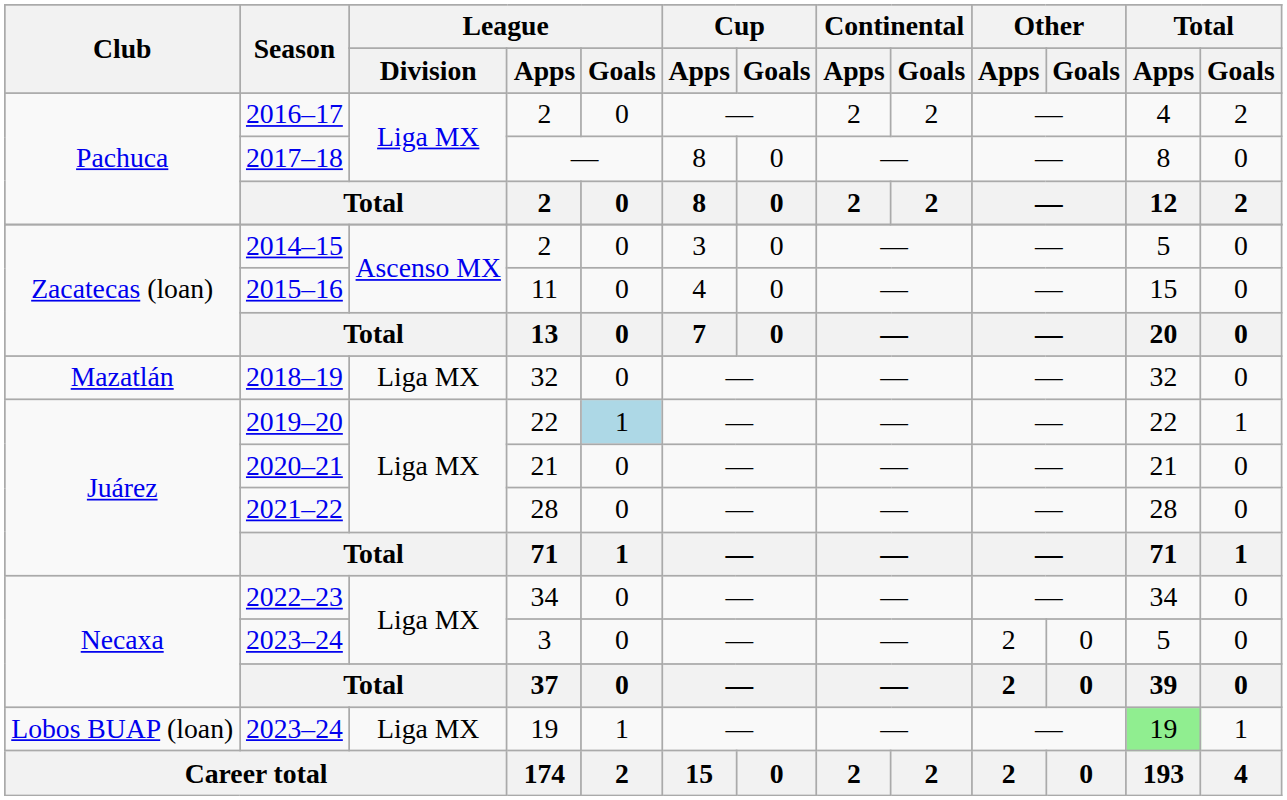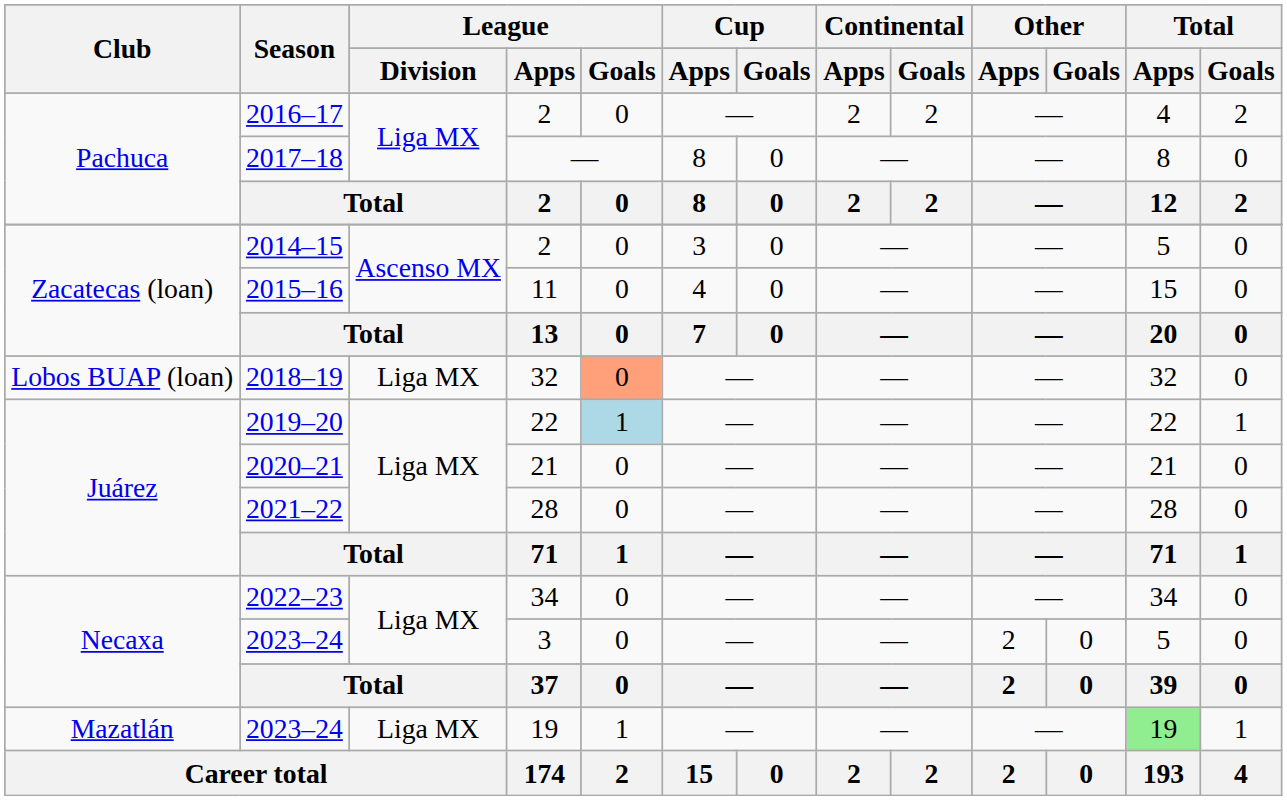(122, 377) Mazatlán -> (122, 377) Lobos BUAP (loan)
(622, 377) no background -> (622, 377) lightsalmon background
(122, 728) Lobos BUAP (loan) -> (122, 728) Mazatlán
